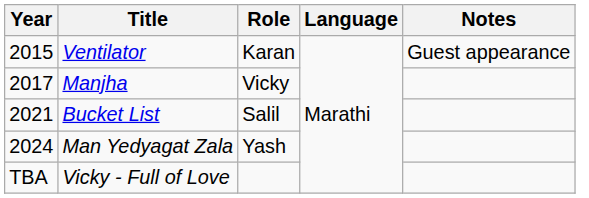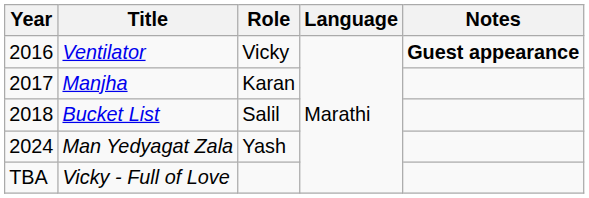(31, 51) 2015 -> (31, 51) 2016
(269, 51) Karan -> (266, 51) Vicky
(489, 51) normal -> (493, 51) bold
(266, 83) Vicky -> (269, 83) Karan
(31, 114) 2021 -> (31, 114) 2018
